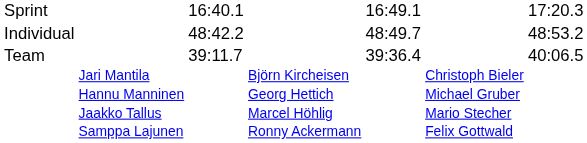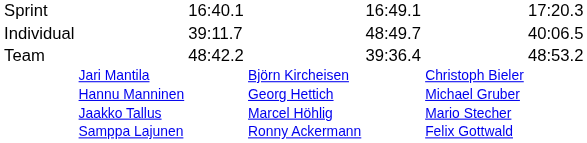(216, 33) 48:42.2 -> (215, 33) 39:11.7
(556, 33) 48:53.2 -> (556, 33) 40:06.5
(215, 56) 39:11.7 -> (216, 56) 48:42.2
(556, 56) 40:06.5 -> (556, 56) 48:53.2
